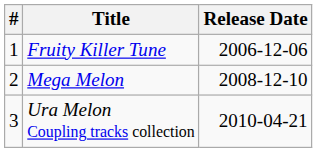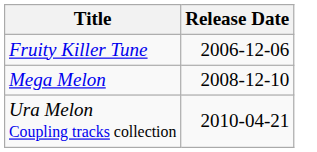- column: (14, 19)
